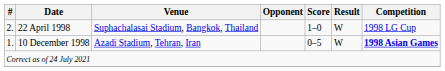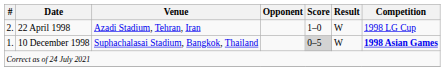(176, 27) Suphachalasai Stadium, Bangkok, Thailand -> (147, 27) Azadi Stadium, Tehran, Iran
(147, 43) Azadi Stadium, Tehran, Iran -> (176, 43) Suphachalasai Stadium, Bangkok, Thailand
(314, 43) no background -> (314, 43) lightgrey background
